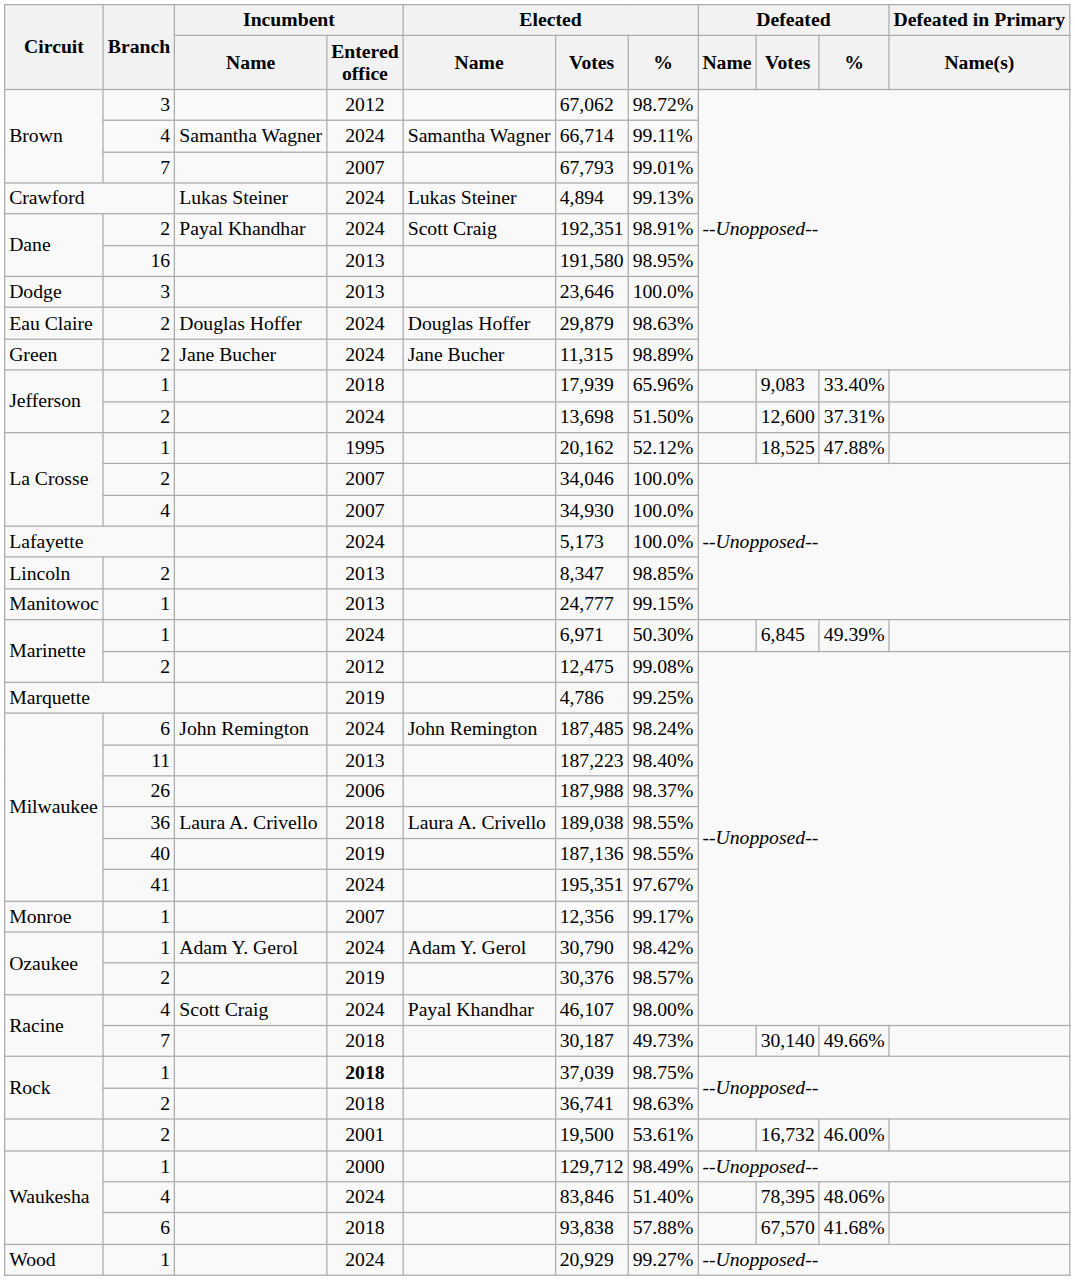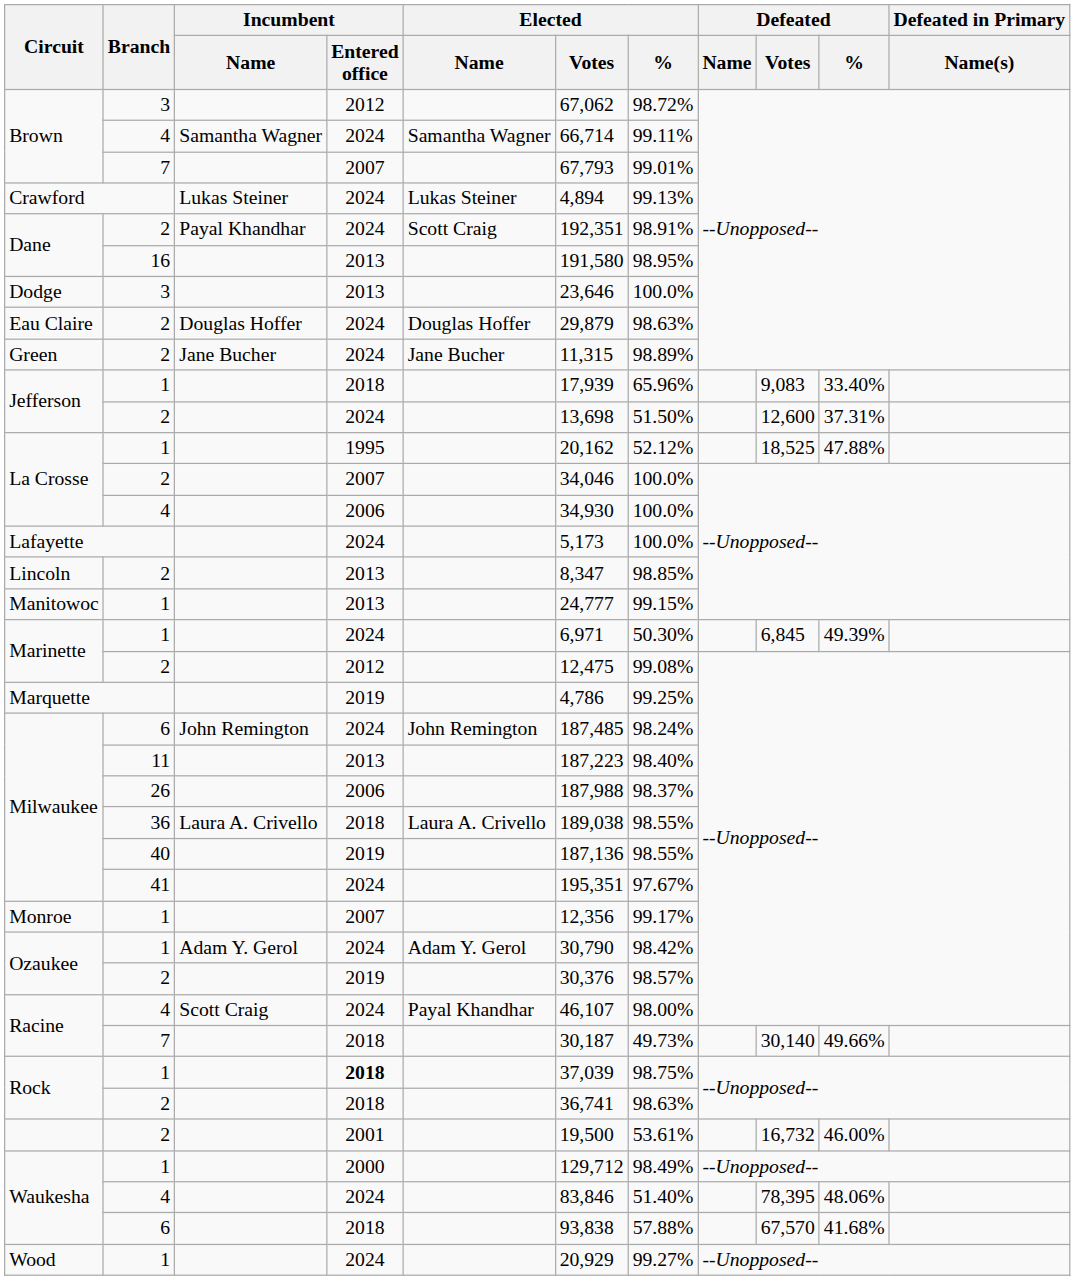(365, 510) 2007 -> (365, 510) 2006
